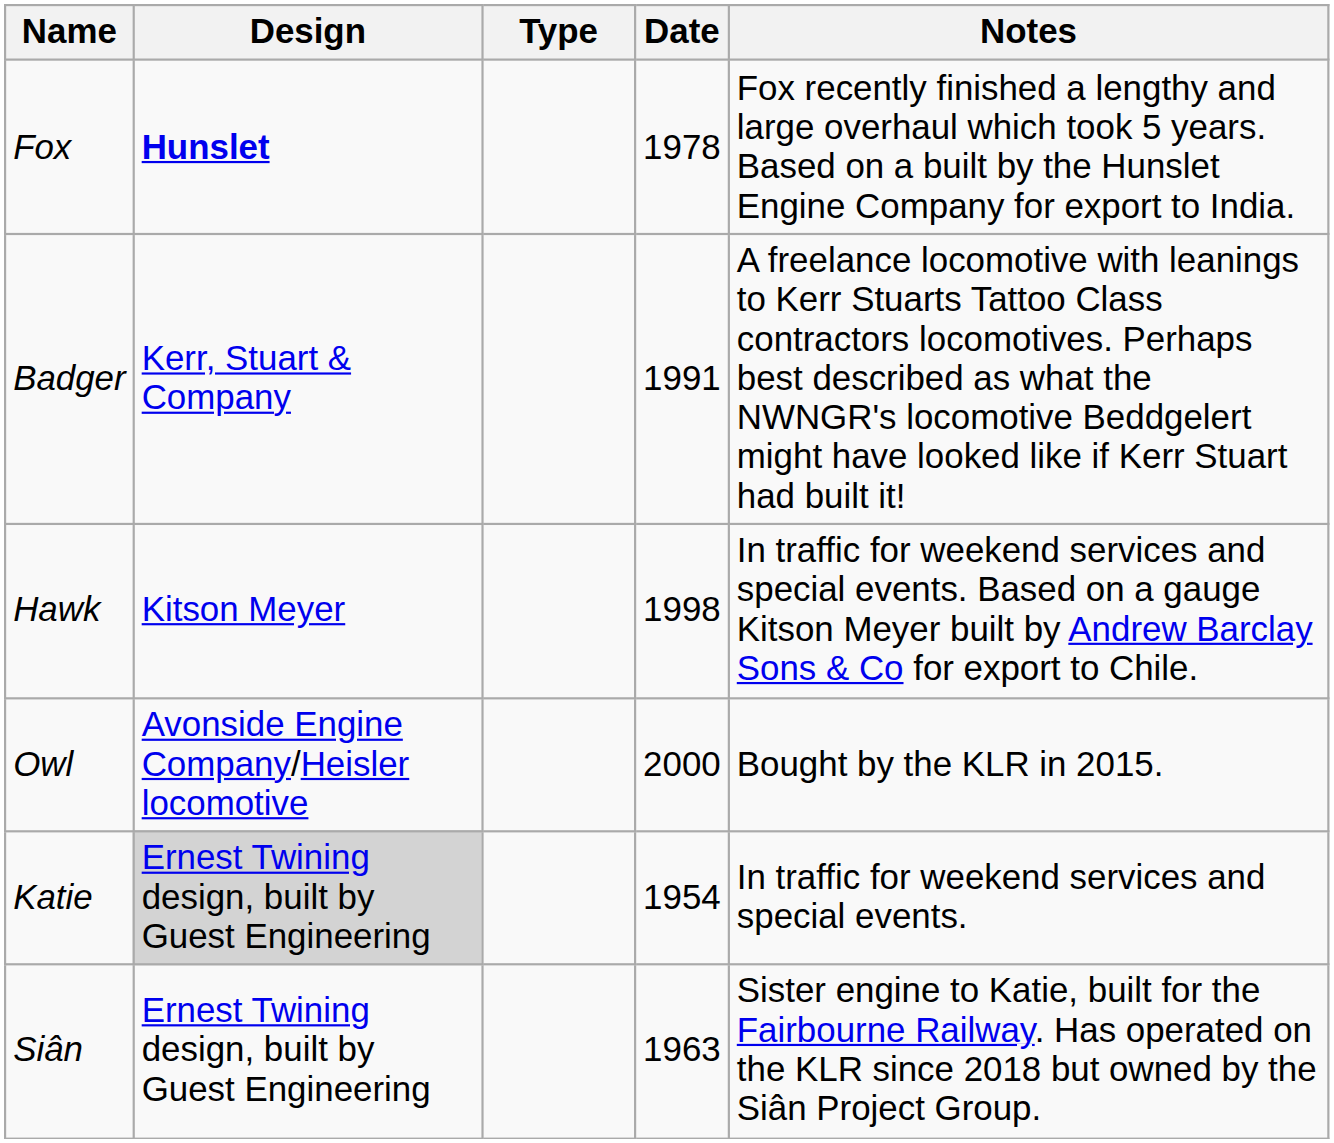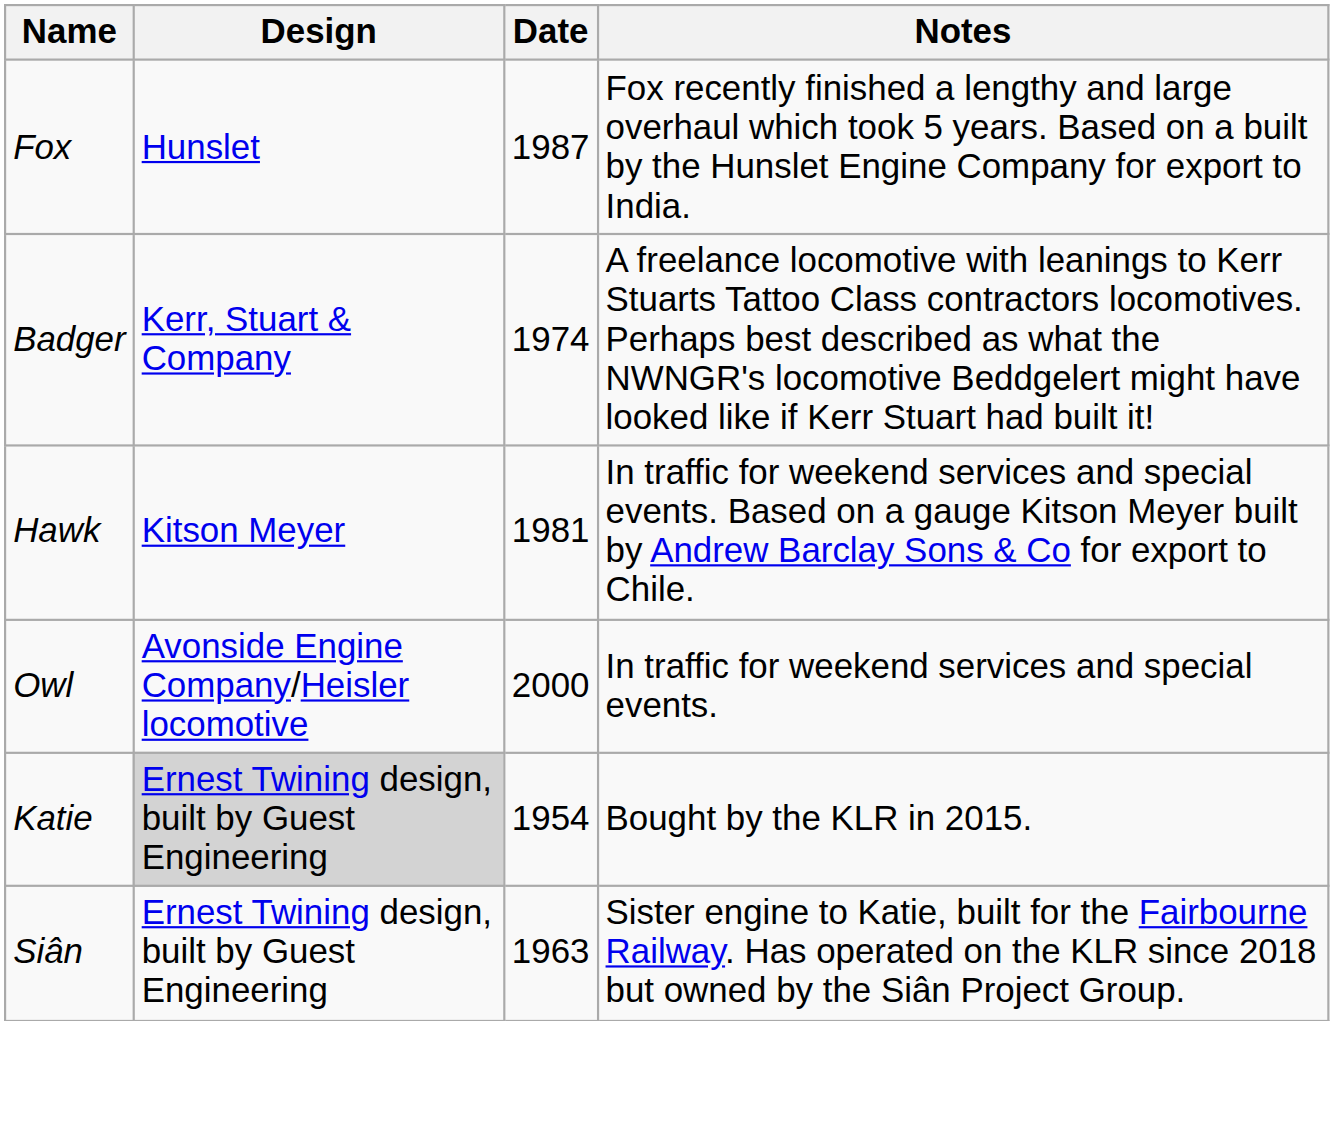- column: (559, 32)
(206, 146) bold -> (201, 146) normal
(682, 146) 1978 -> (551, 146) 1987
(682, 378) 1991 -> (551, 338) 1974
(682, 610) 1998 -> (551, 531) 1981
(950, 763) Bought by the KLR in 2015. -> (929, 685) In traffic for weekend services and special events.
(1001, 897) In traffic for weekend services and special events. -> (819, 818) Bought by the KLR in 2015.
